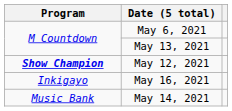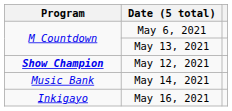rows swapped: (172, 98) <-> (172, 81)
